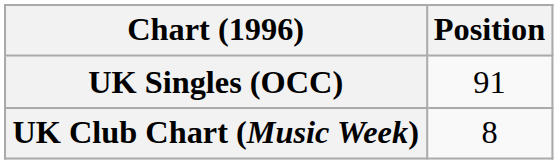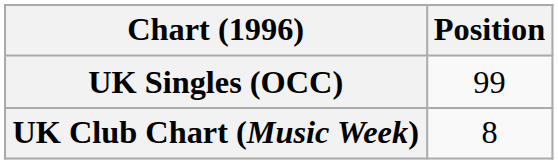(489, 81) 91 -> (489, 81) 99
